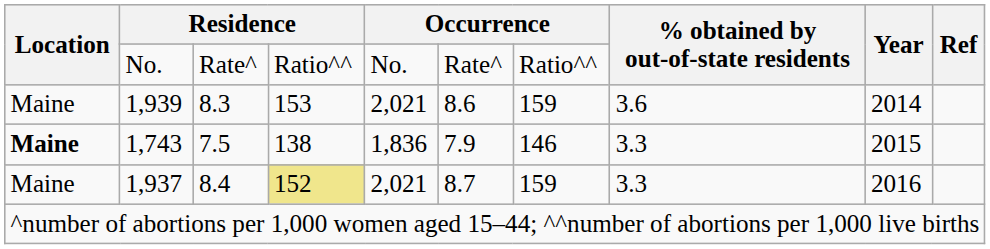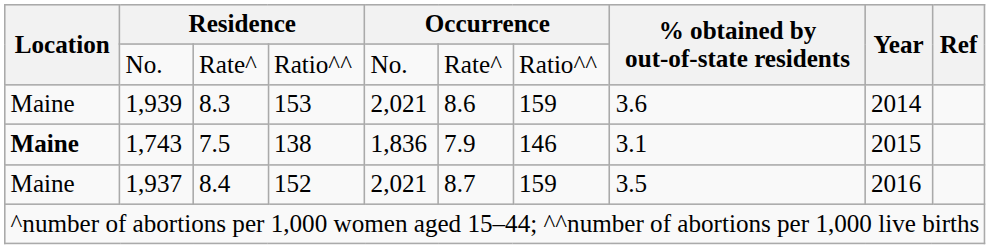(631, 143) 3.3 -> (631, 143) 3.1
(293, 183) khaki background -> (293, 183) no background
(631, 183) 3.3 -> (631, 183) 3.5
